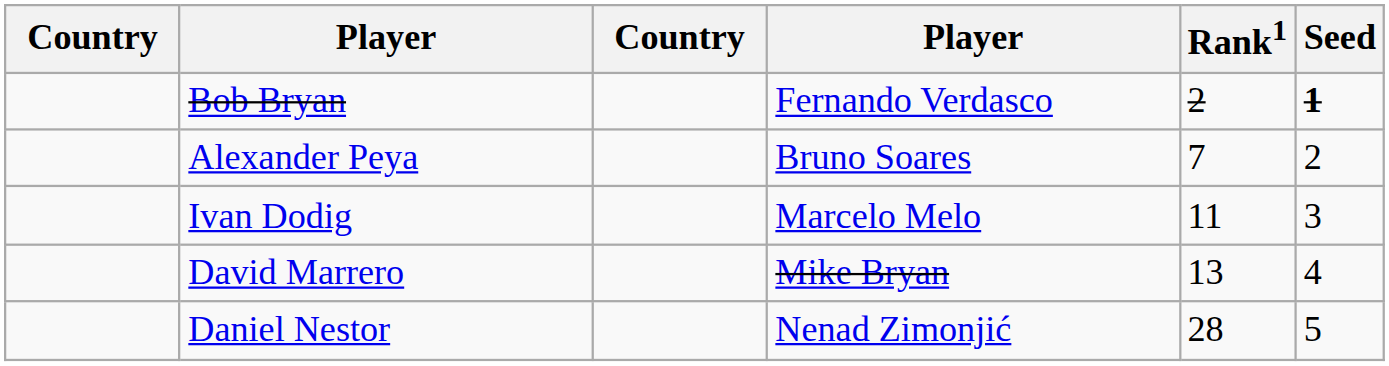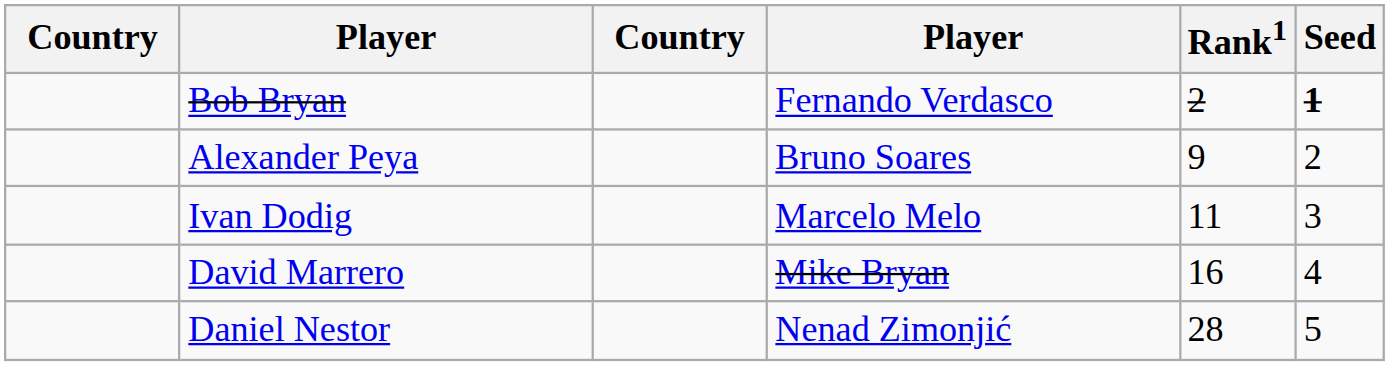(1197, 157) 7 -> (1197, 157) 9
(1206, 272) 13 -> (1206, 272) 16
